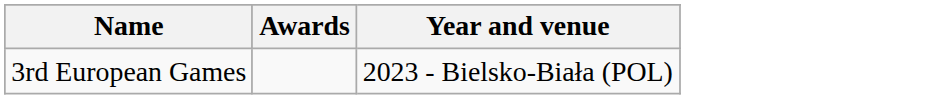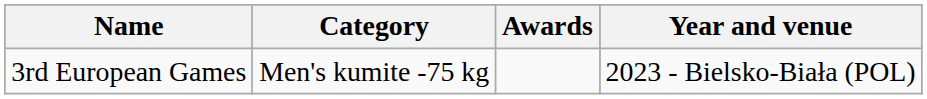+ column: (374, 26)
